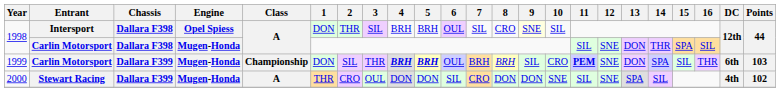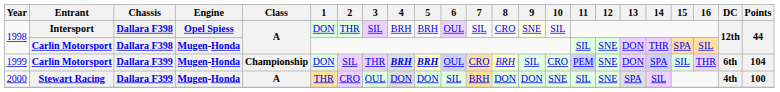(479, 62) BRH -> (479, 62) CRO
(584, 62) bold -> (583, 62) normal
(760, 62) 103 -> (758, 62) 104
(479, 78) CRO -> (479, 78) BRH
(760, 78) 102 -> (758, 78) 100
